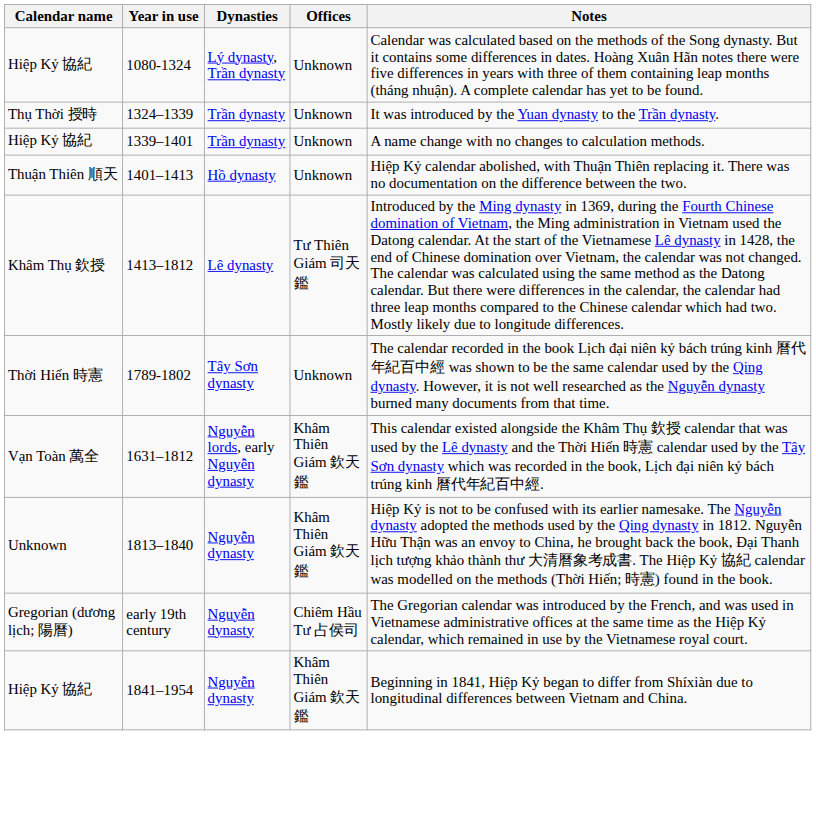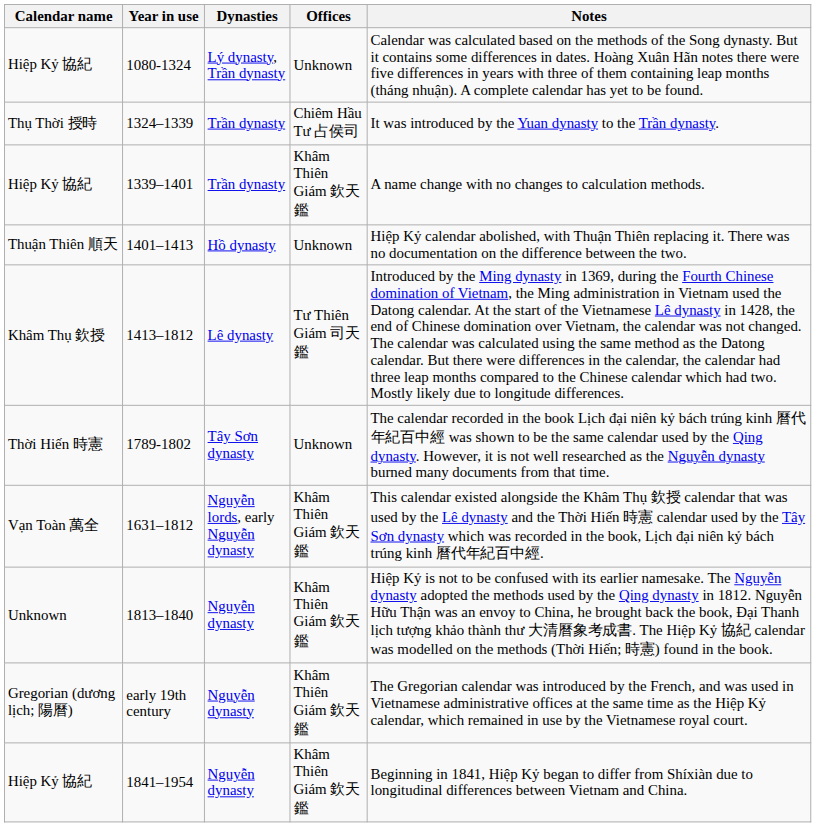(323, 115) Unknown -> (328, 122) Chiêm Hầu Tư 占侯司
(323, 141) Unknown -> (327, 183) Khâm Thiên Giám 欽天鑑
(328, 621) Chiêm Hầu Tư 占侯司 -> (327, 702) Khâm Thiên Giám 欽天鑑
